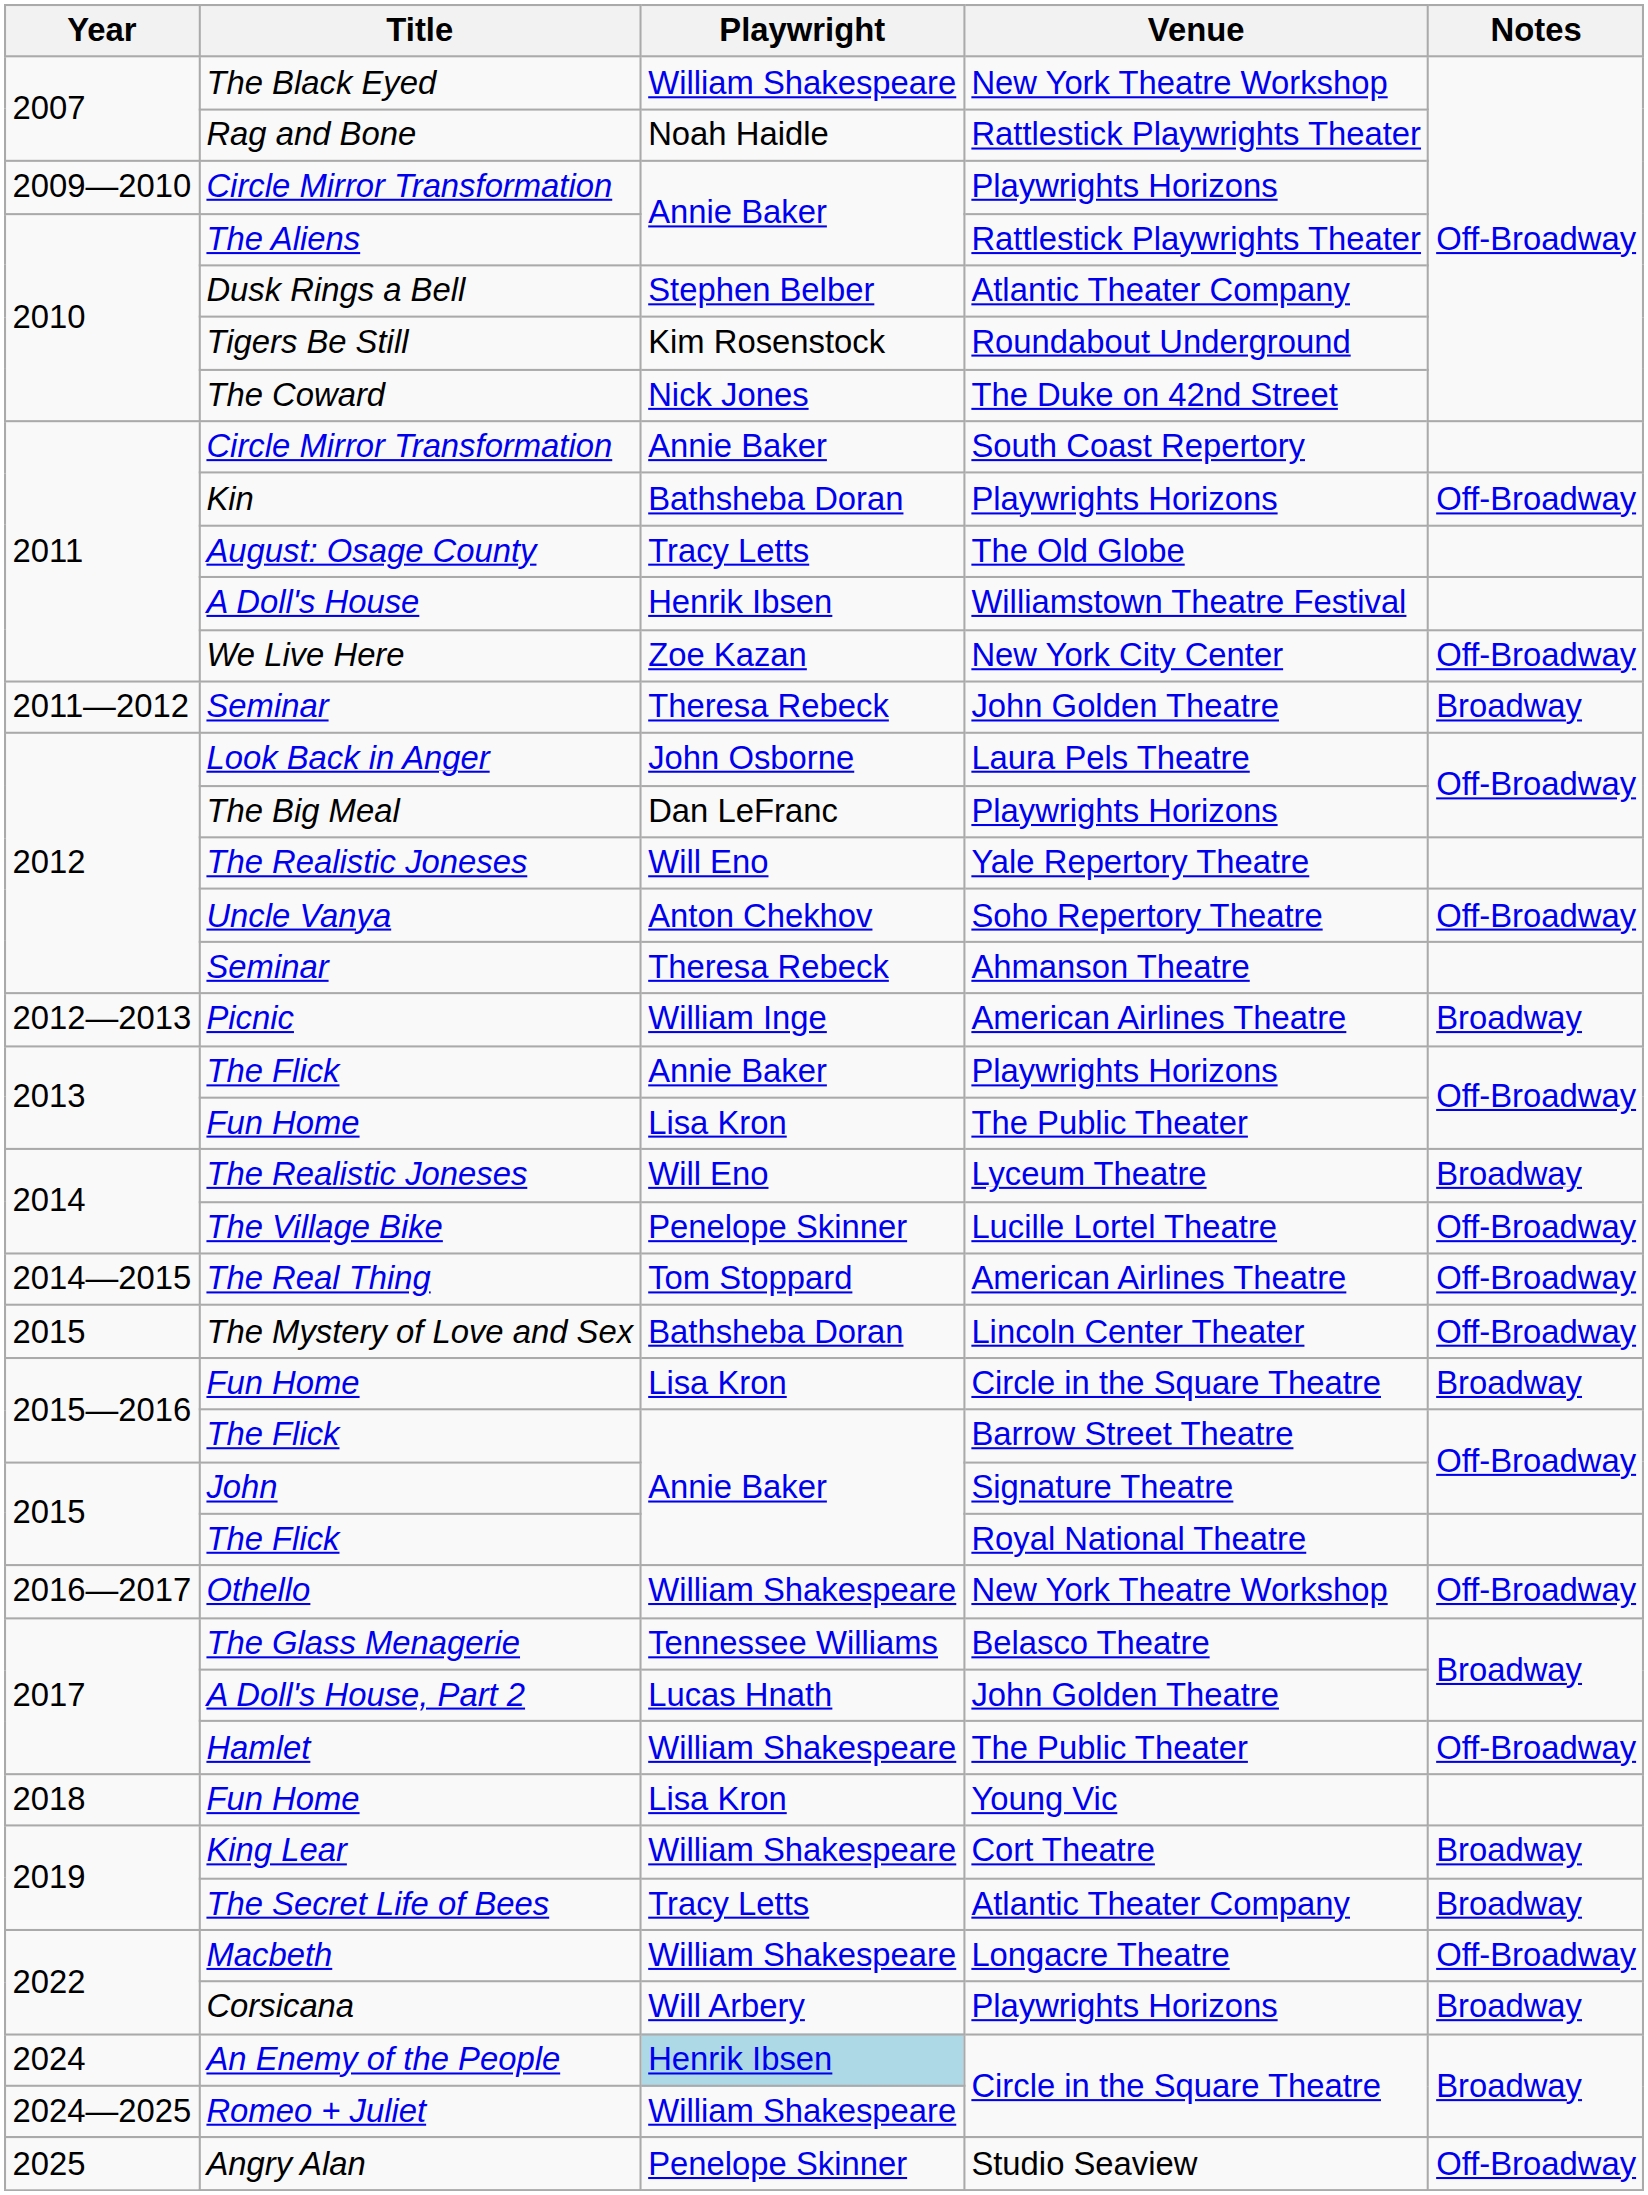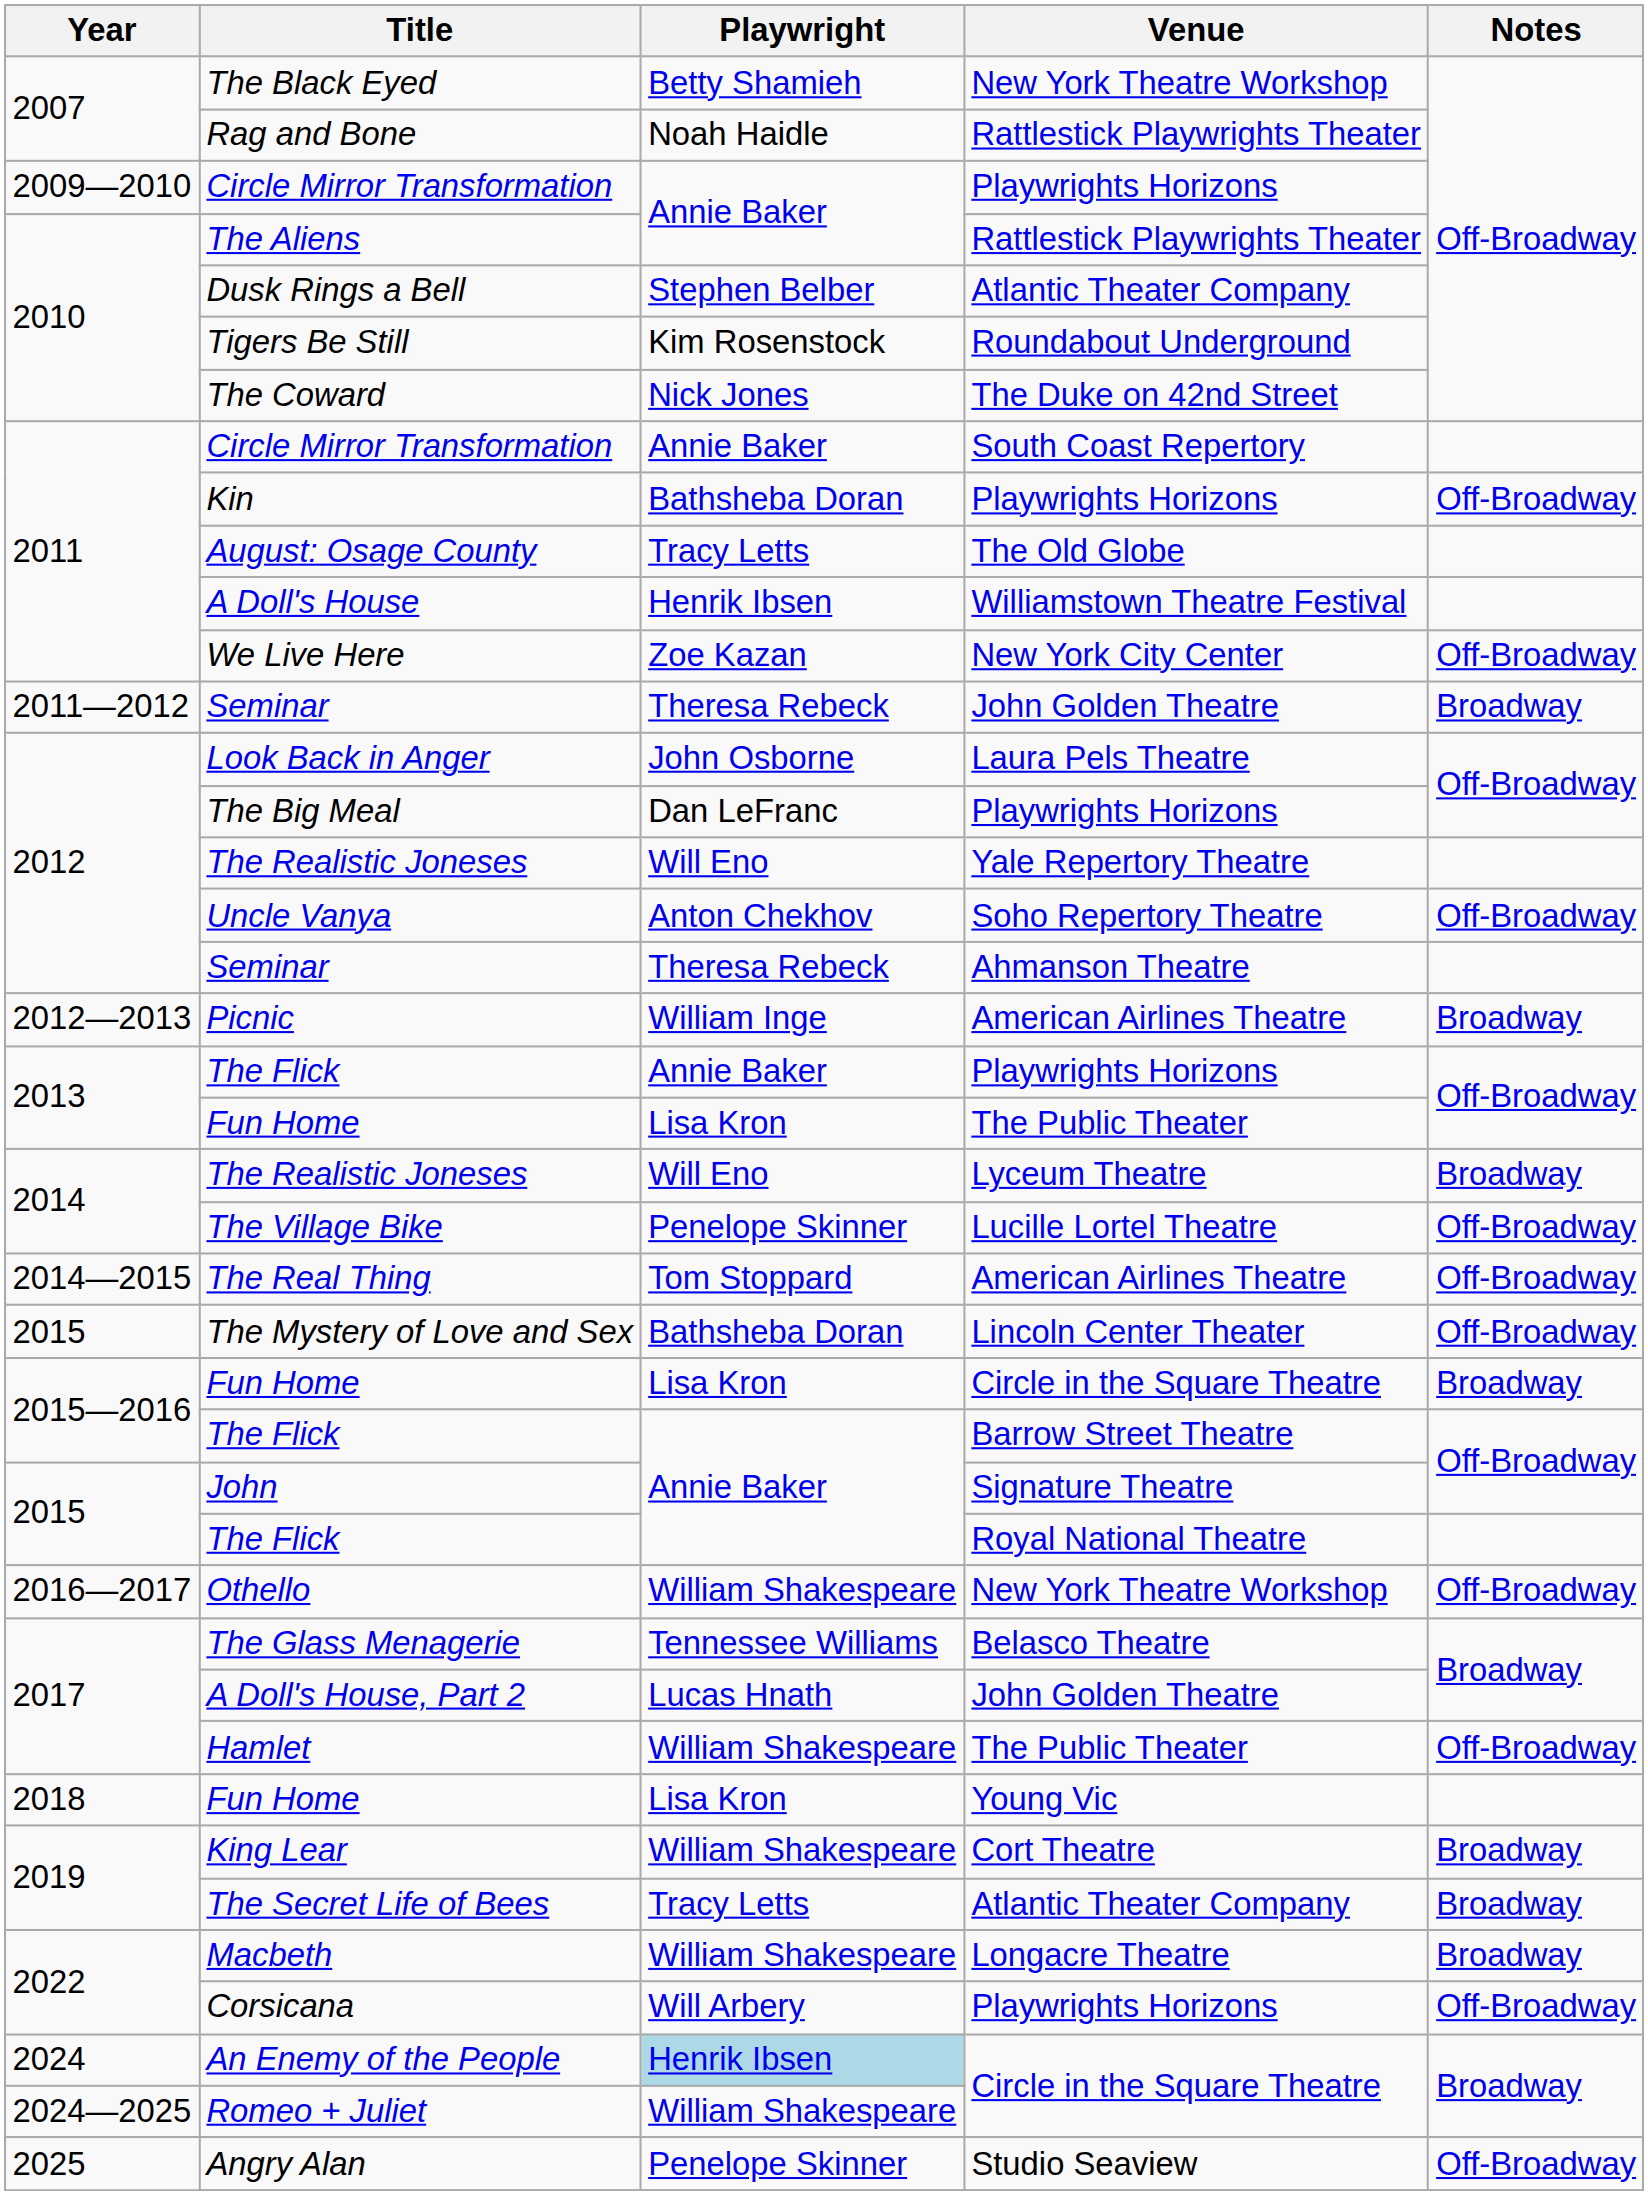(802, 82) William Shakespeare -> (755, 82) Betty Shamieh
(1536, 1955) Off-Broadway -> (1509, 1955) Broadway
(1509, 2007) Broadway -> (1536, 2007) Off-Broadway
